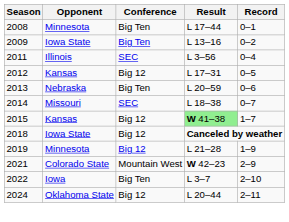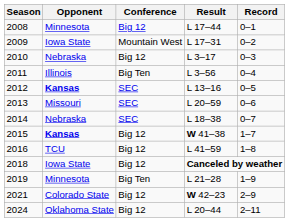(134, 27) Big Ten -> (132, 27) Big 12
(134, 42) Big Ten -> (150, 42) Mountain West
(204, 42) L 13–16 -> (204, 42) L 17–31
+ row: (17, 57)
(128, 57) SEC -> (134, 73) Big Ten
(61, 73) normal -> (62, 88) bold
(132, 73) Big 12 -> (128, 88) SEC
(204, 73) L 17–31 -> (204, 88) L 13–16
(66, 88) Nebraska -> (63, 103) Missouri
(134, 88) Big Ten -> (128, 103) SEC
(63, 103) Missouri -> (66, 118) Nebraska
(61, 118) normal -> (62, 133) bold
(206, 118) lightgreen background -> (206, 133) no background
+ row: (17, 149)
(132, 149) Big 12 -> (134, 179) Big Ten
(150, 164) Mountain West -> (132, 194) Big 12
- row: (17, 179)
